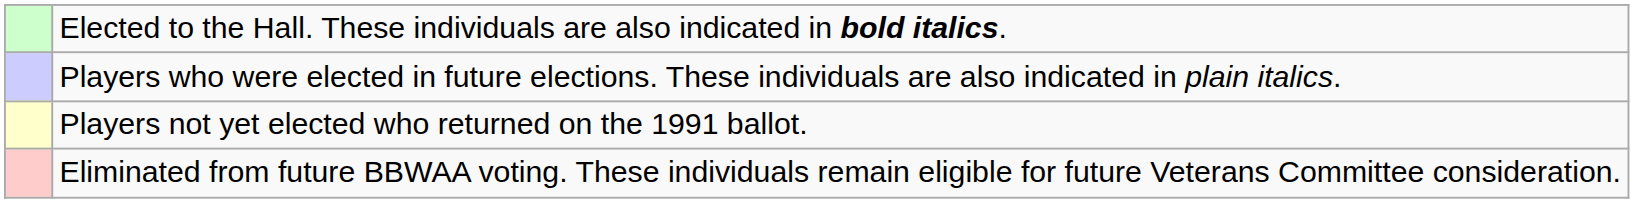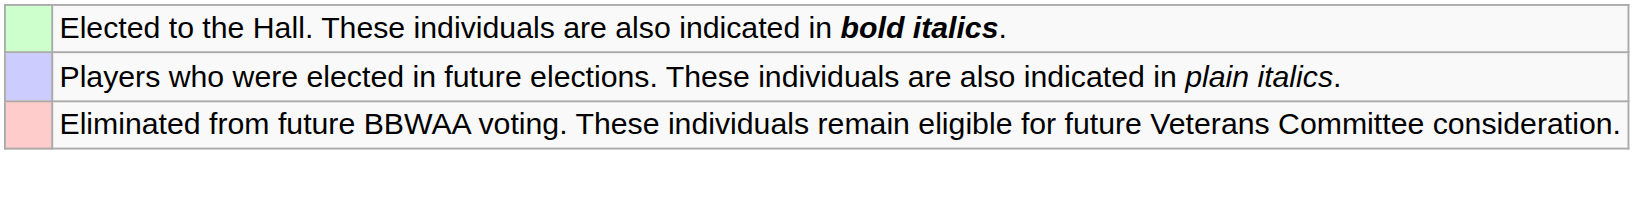- row: (434, 124)
